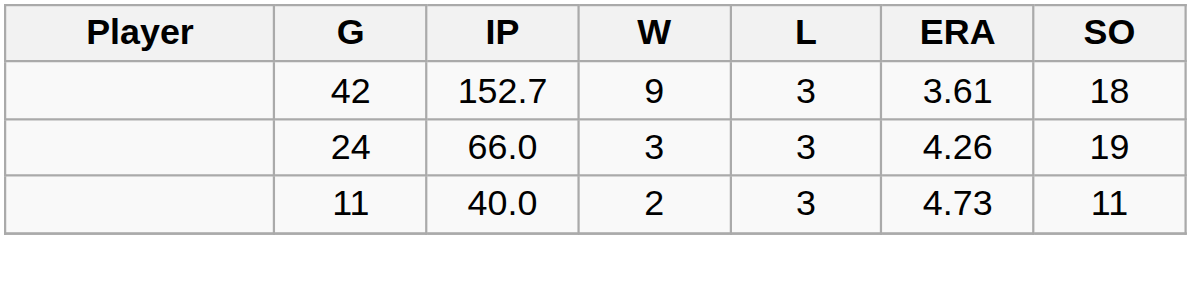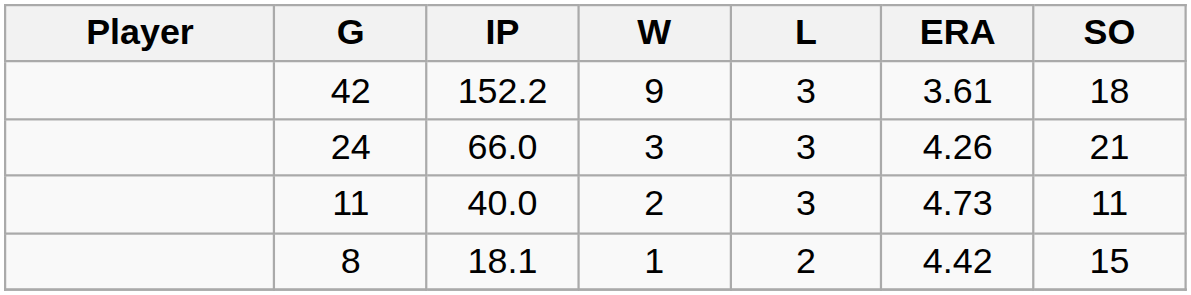(502, 89) 152.7 -> (502, 89) 152.2
(1109, 146) 19 -> (1109, 146) 21
+ row: (351, 260)
